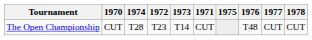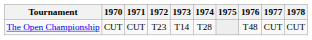columns swapped: (205, 12) <-> (136, 12)
